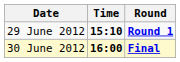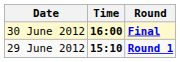rows swapped: (46, 31) <-> (46, 48)
